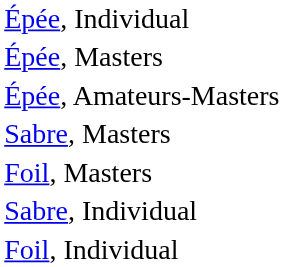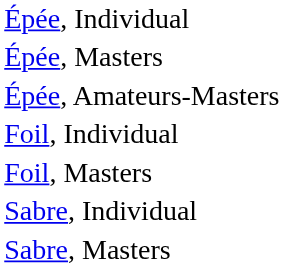rows swapped: (91, 249) <-> (87, 134)
